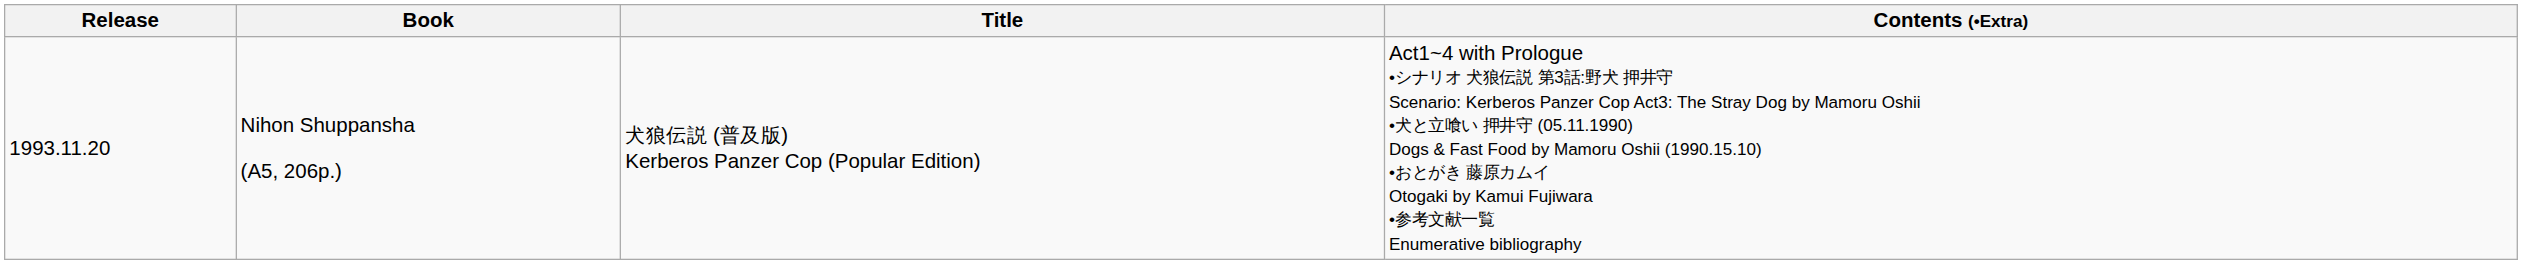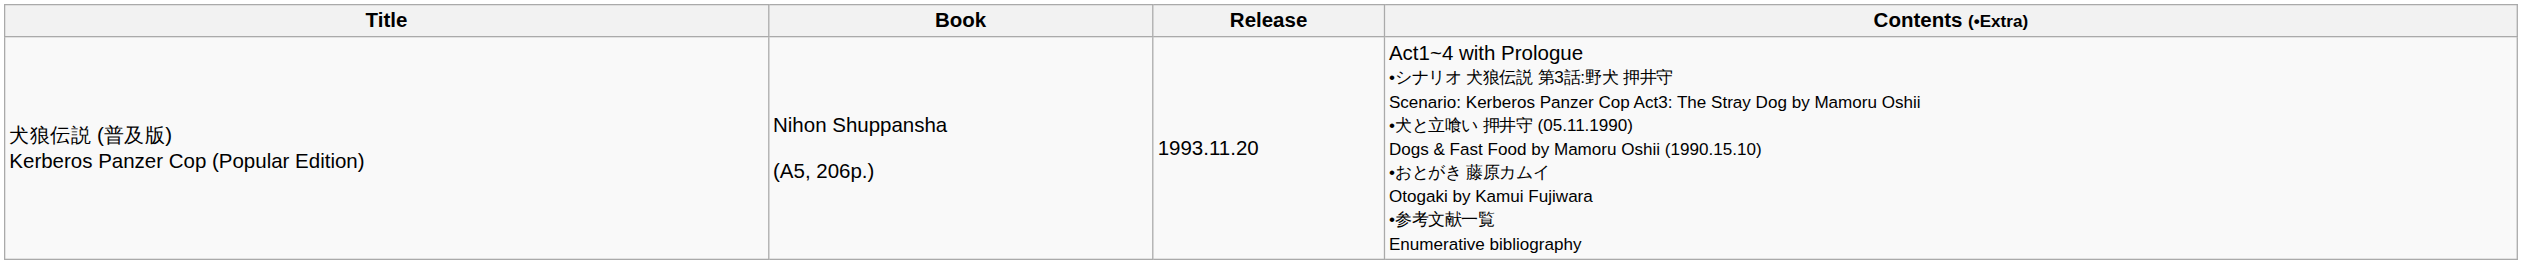columns swapped: (120, 20) <-> (1002, 20)
